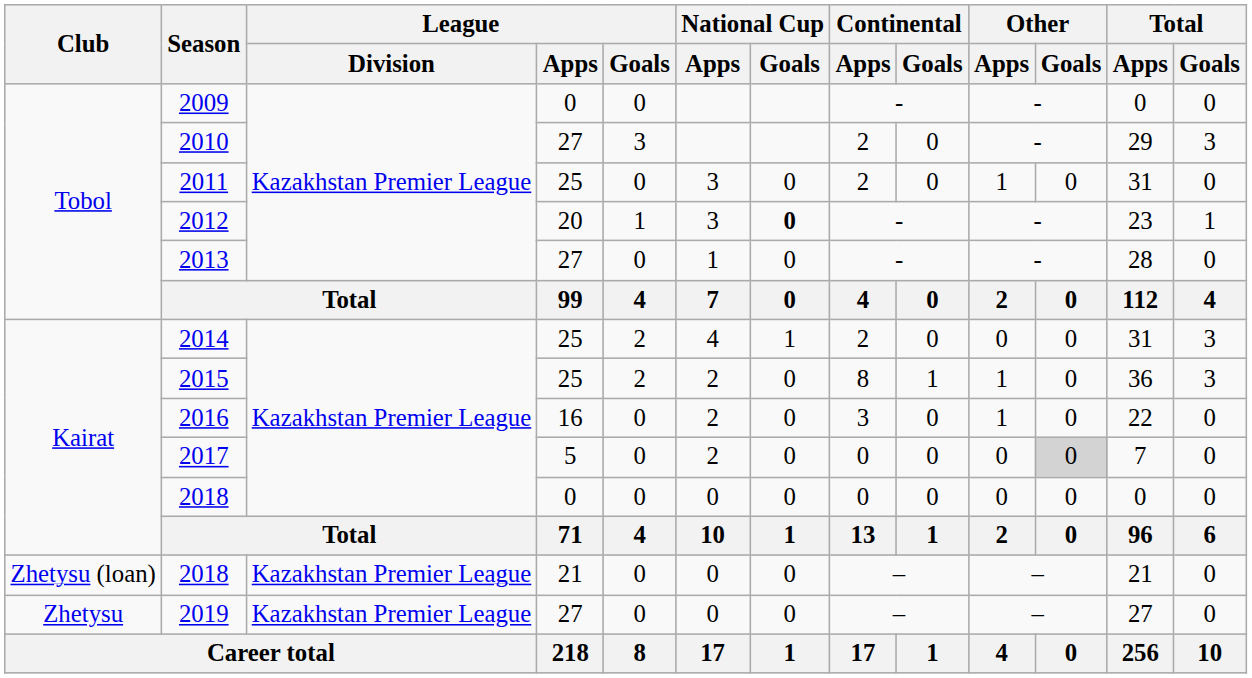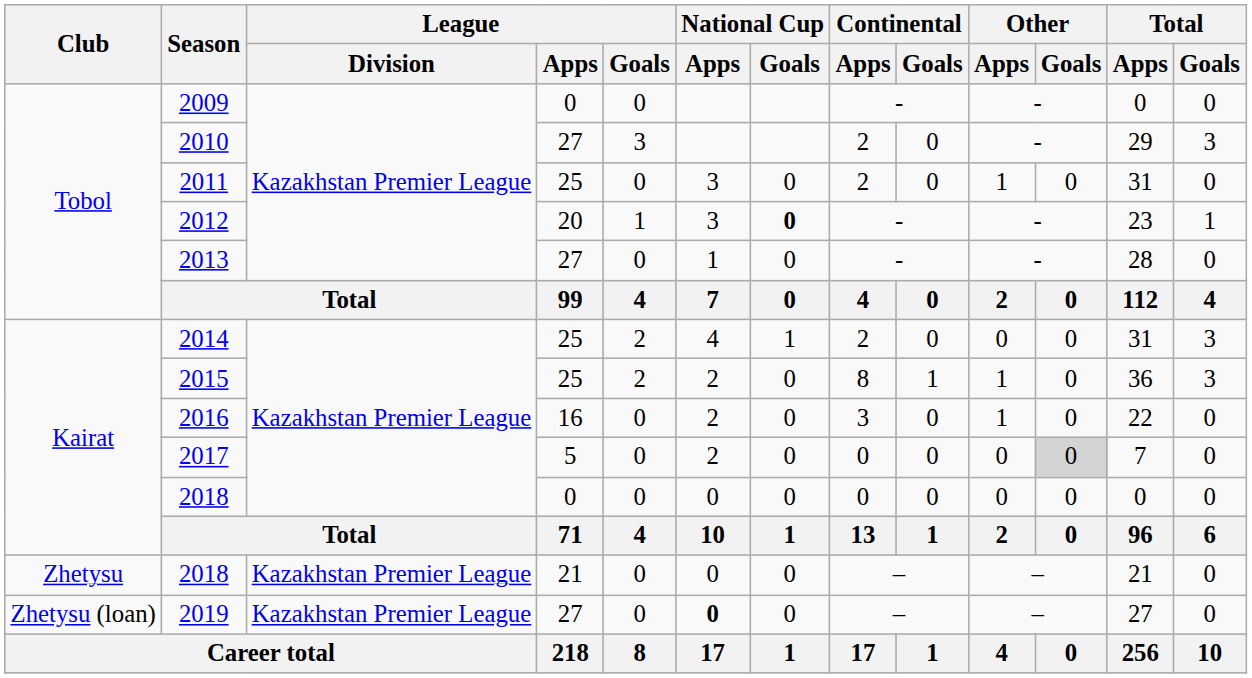(83, 574) Zhetysu (loan) -> (83, 574) Zhetysu
(83, 614) Zhetysu -> (83, 614) Zhetysu (loan)
(713, 614) normal -> (713, 614) bold
